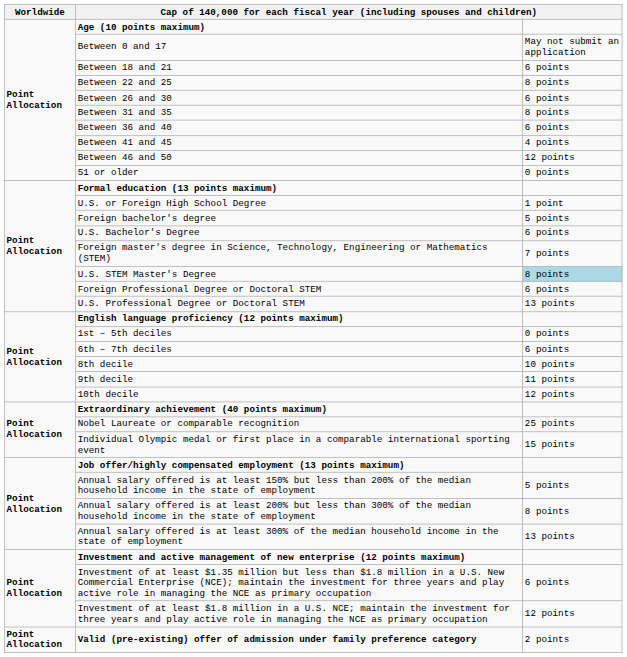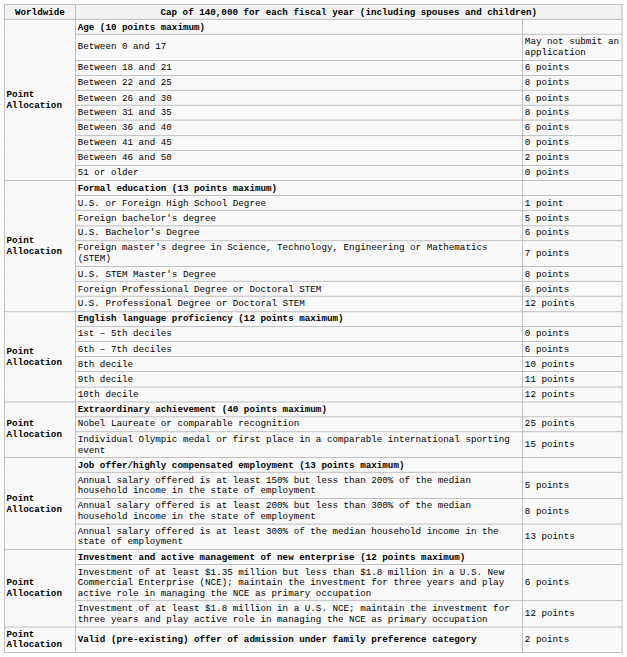(547, 143) 4 points -> (547, 143) 0 points
(550, 158) 12 points -> (547, 158) 2 points
(547, 274) lightblue background -> (547, 274) no background
(550, 304) 13 points -> (550, 304) 12 points
